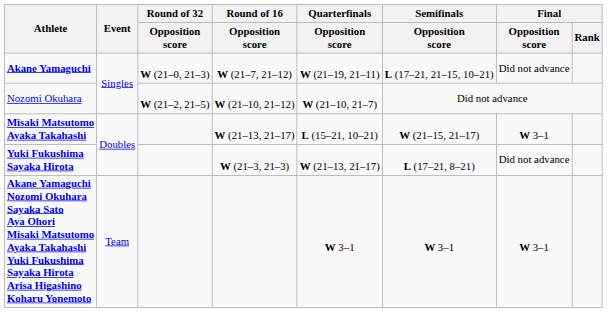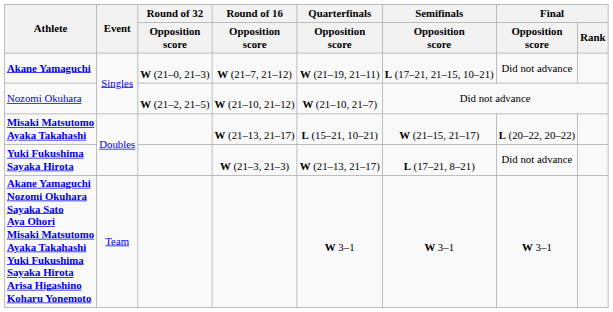(534, 136) W 3–1 -> (537, 136) L (20–22, 20–22)
